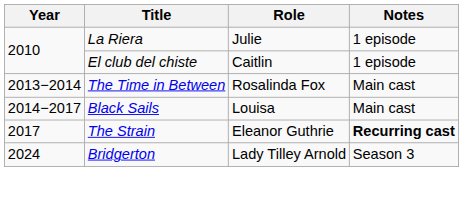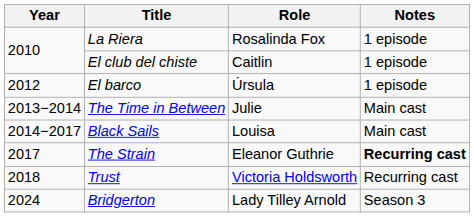(247, 39) Julie -> (279, 39) Rosalinda Fox
+ row: (115, 85)
(279, 85) Rosalinda Fox -> (247, 108) Julie
+ row: (104, 177)
